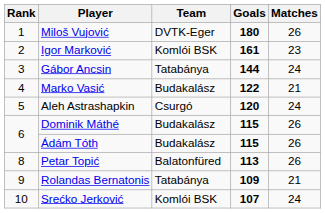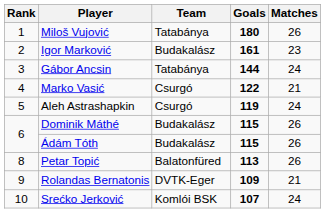(185, 32) DVTK-Eger -> (182, 32) Tatabánya
(186, 50) Komlói BSK -> (185, 50) Budakalász
(185, 87) Budakalász -> (174, 87) Csurgó
(249, 106) 120 -> (249, 106) 119
(182, 180) Tatabánya -> (185, 180) DVTK-Eger
